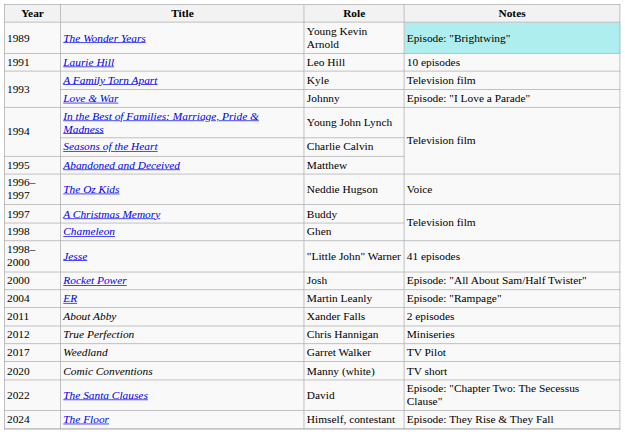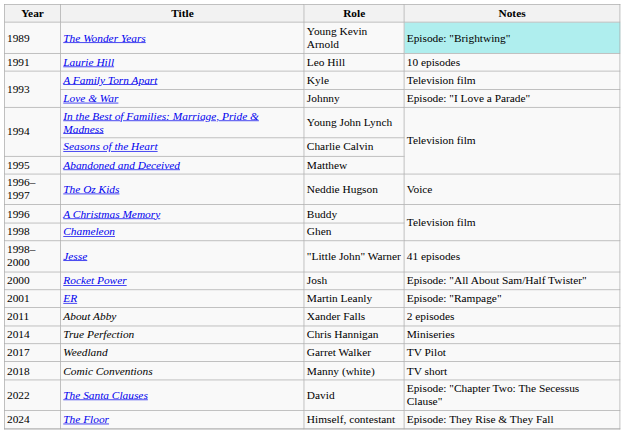(18, 213) 1997 -> (18, 213) 1996
(18, 298) 2004 -> (18, 298) 2001
(18, 334) 2012 -> (18, 334) 2014
(18, 370) 2020 -> (18, 370) 2018
